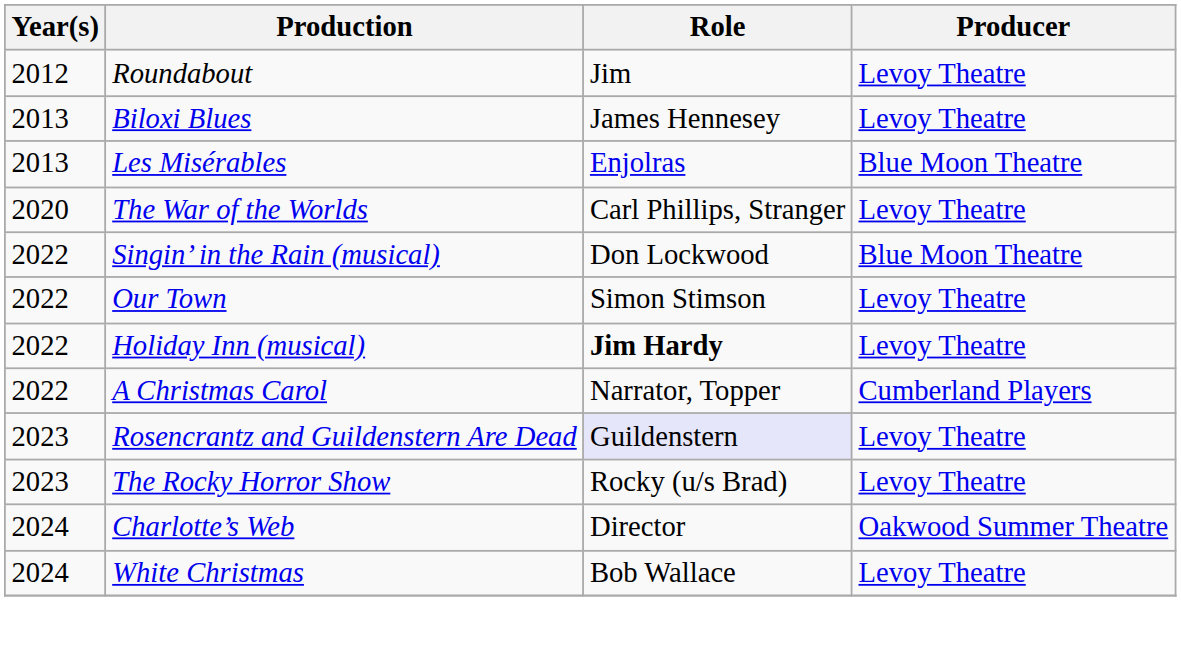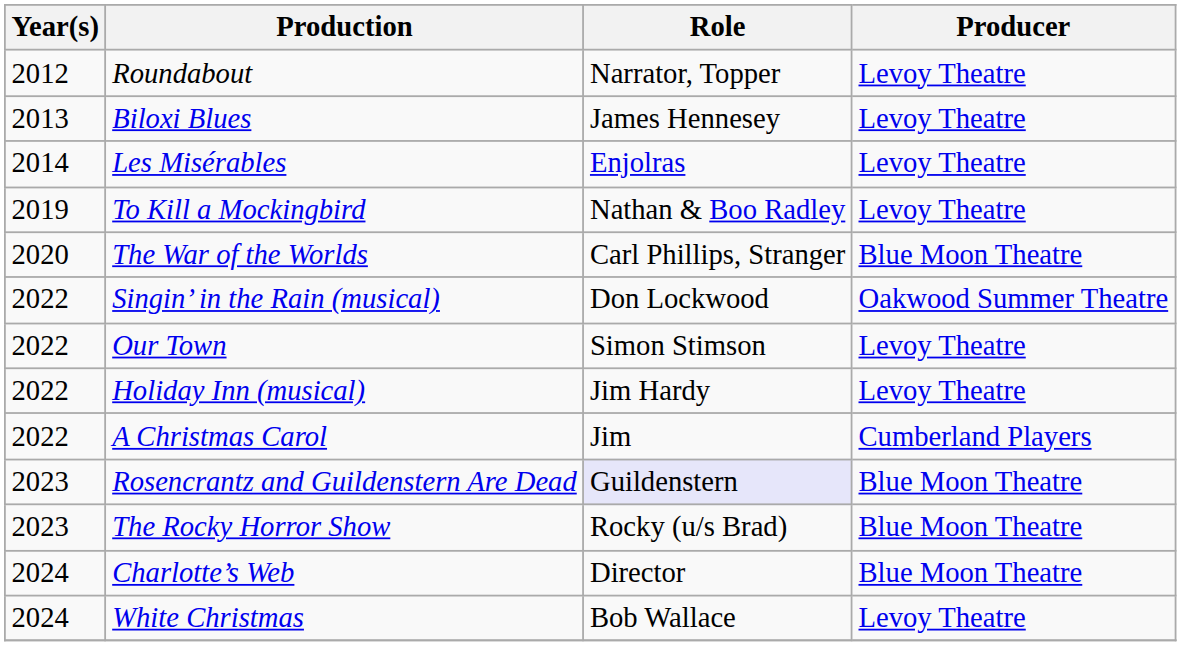(611, 72) Jim -> (685, 72) Narrator, Topper
(40, 163) 2013 -> (40, 163) 2014
(970, 163) Blue Moon Theatre -> (942, 163) Levoy Theatre
+ row: (239, 208)
(942, 208) Levoy Theatre -> (970, 254) Blue Moon Theatre
(970, 254) Blue Moon Theatre -> (1013, 299) Oakwood Summer Theatre
(656, 345) bold -> (650, 390) normal
(685, 390) Narrator, Topper -> (611, 436) Jim
(942, 436) Levoy Theatre -> (970, 481) Blue Moon Theatre
(942, 481) Levoy Theatre -> (970, 526) Blue Moon Theatre
(1013, 526) Oakwood Summer Theatre -> (970, 572) Blue Moon Theatre
